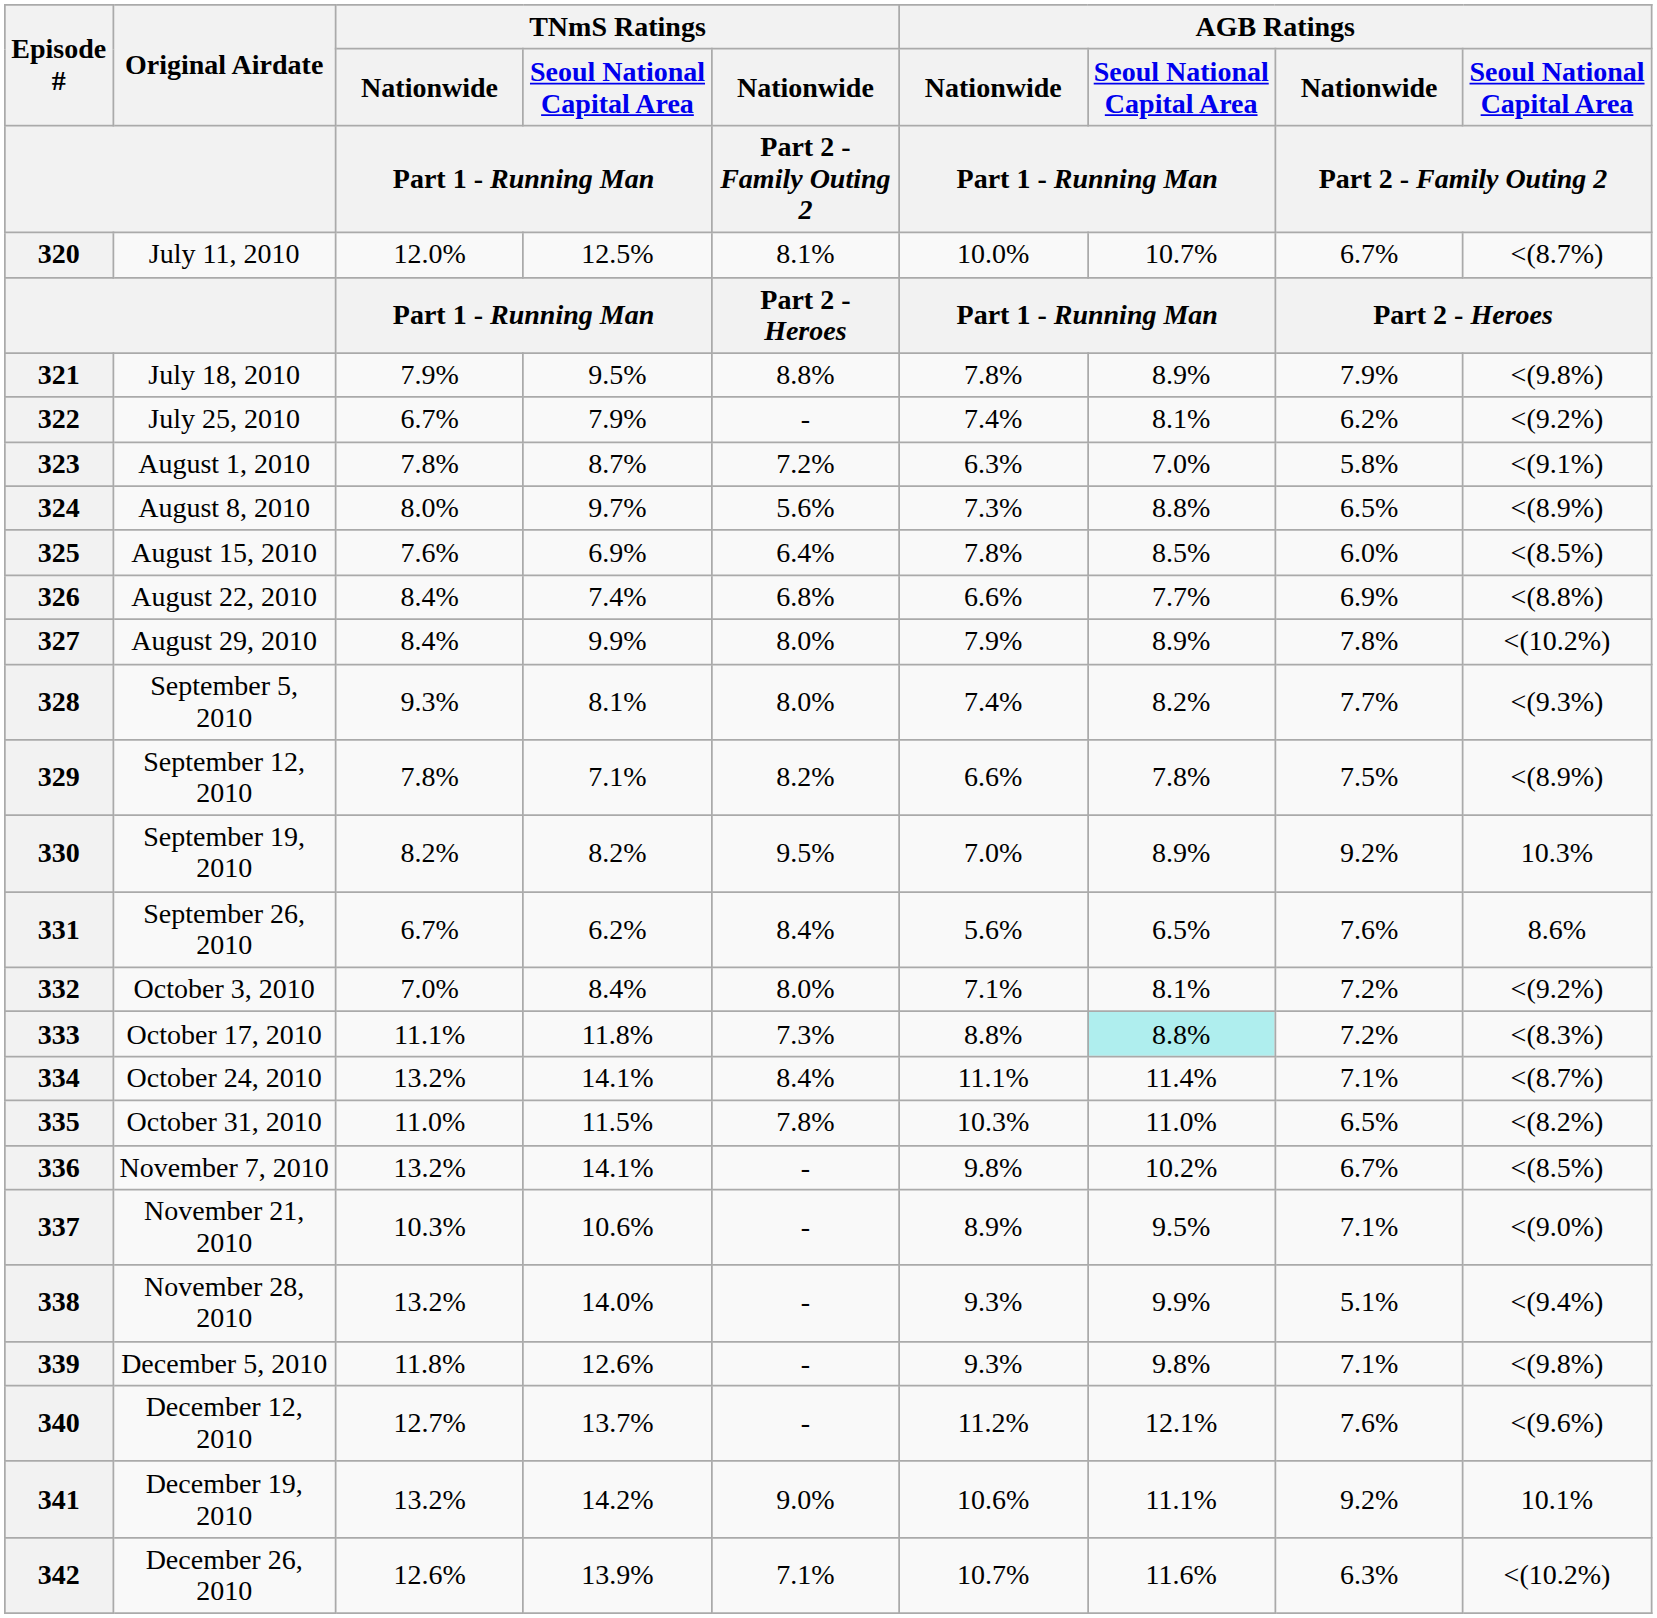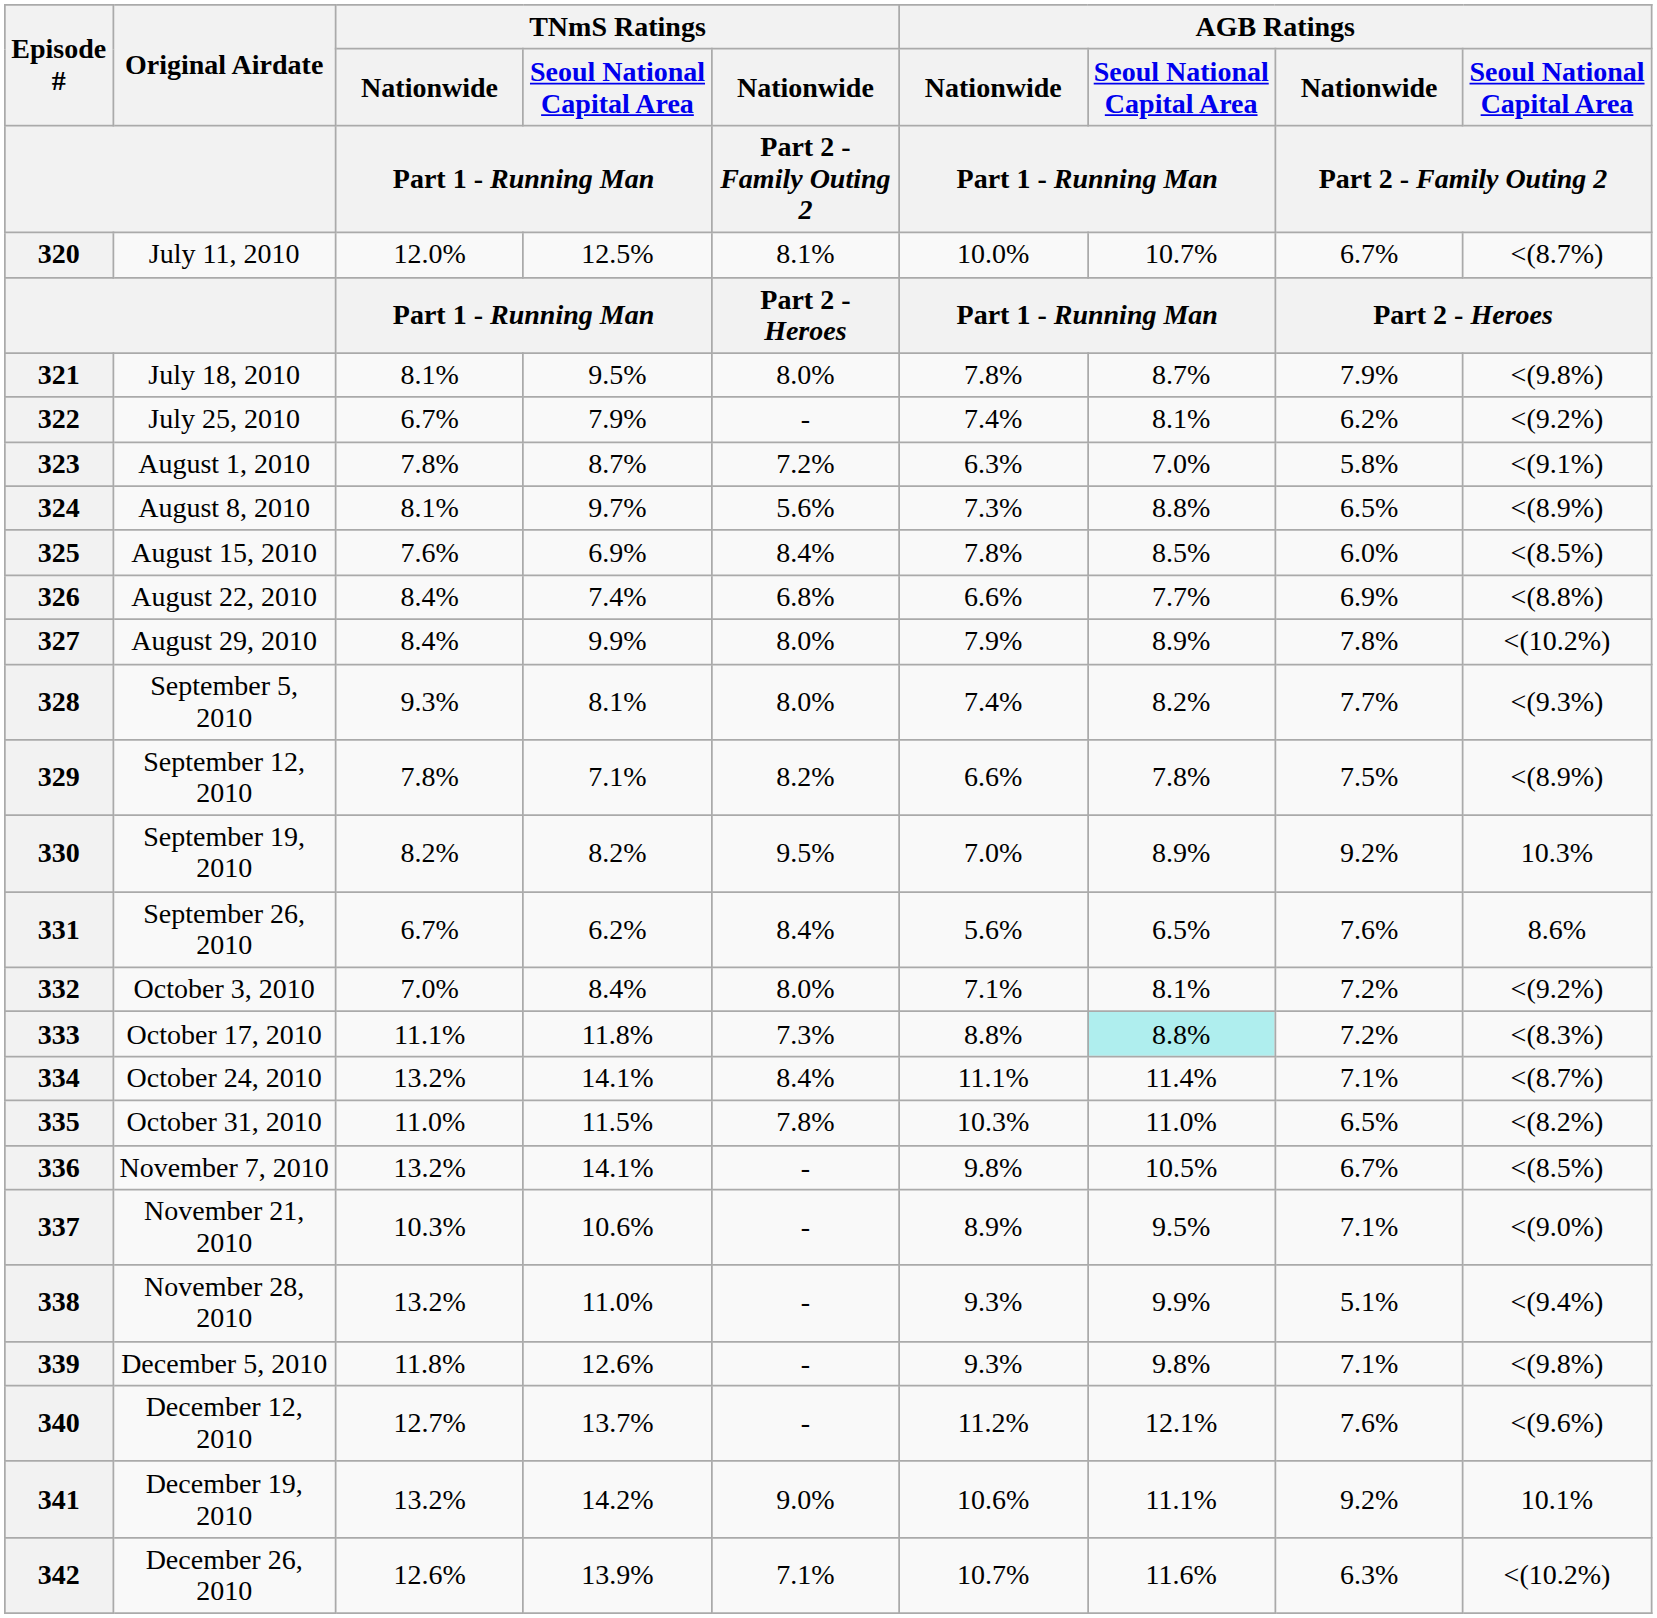(430, 374) 7.9% -> (430, 374) 8.1%
(805, 374) 8.8% -> (805, 374) 8.0%
(1181, 374) 8.9% -> (1181, 374) 8.7%
(430, 507) 8.0% -> (430, 507) 8.1%
(805, 552) 6.4% -> (805, 552) 8.4%
(1181, 1166) 10.2% -> (1181, 1166) 10.5%
(617, 1302) 14.0% -> (617, 1302) 11.0%
